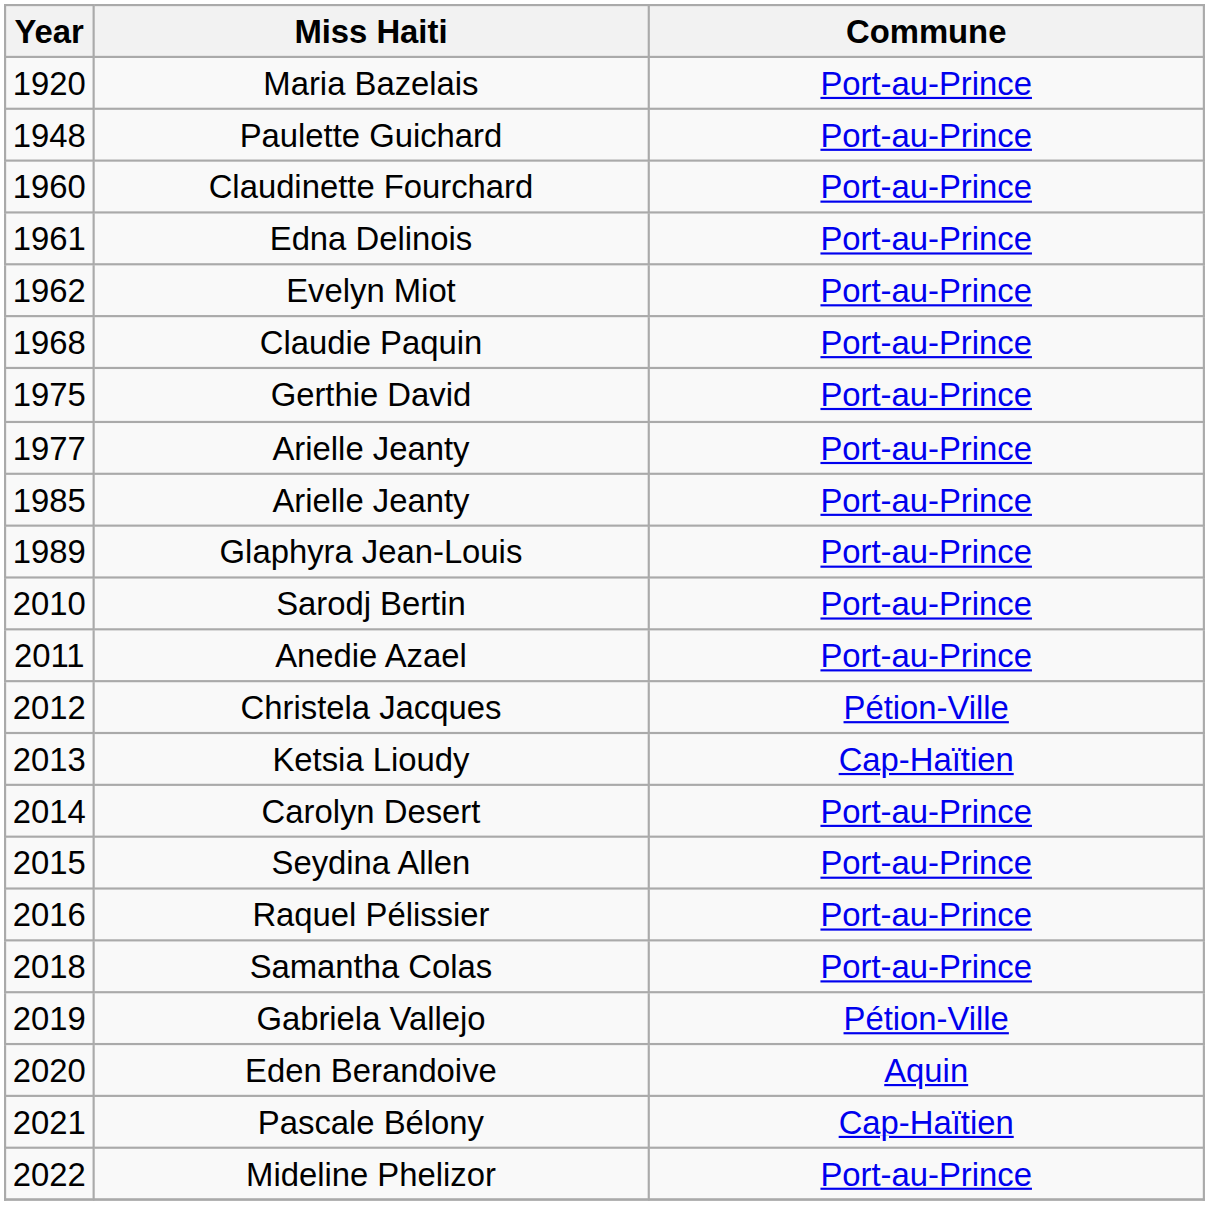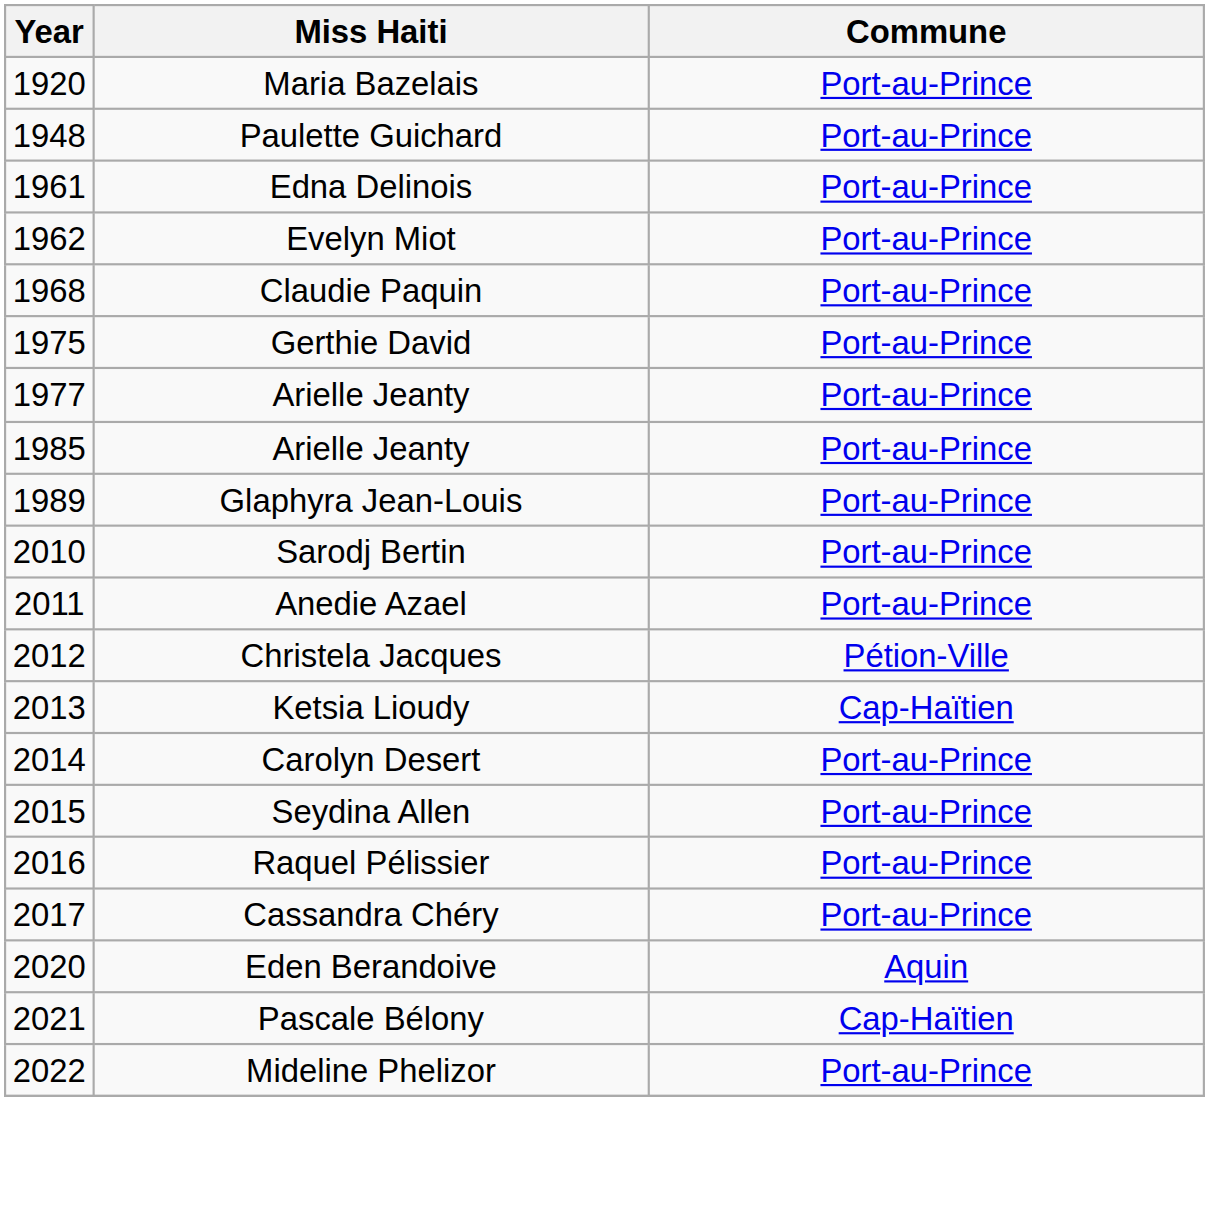- row: (49, 187)
+ row: (49, 915)
- row: (49, 967)
- row: (49, 1019)
